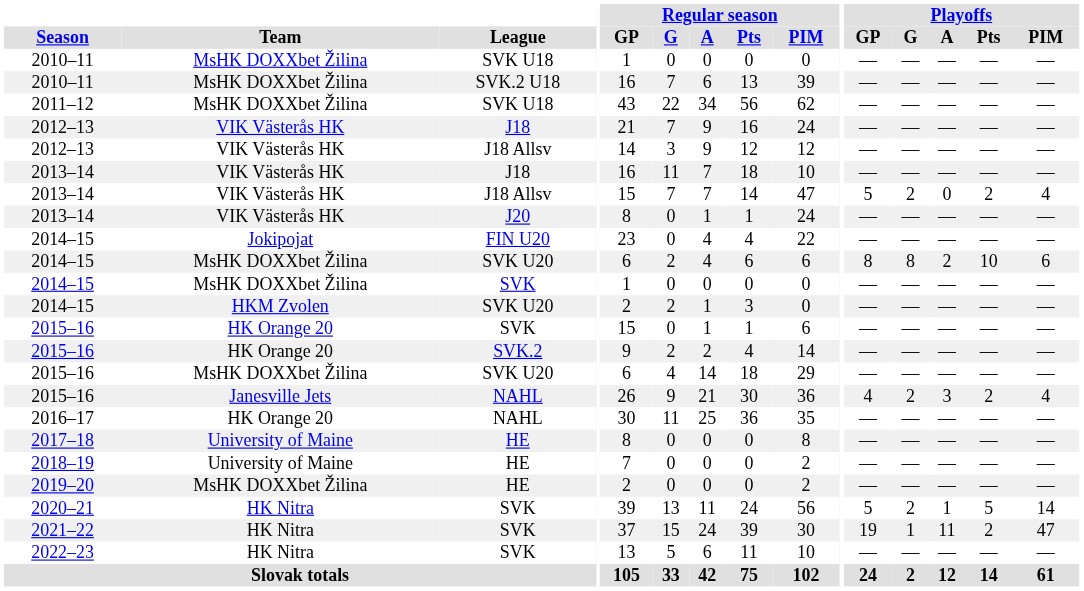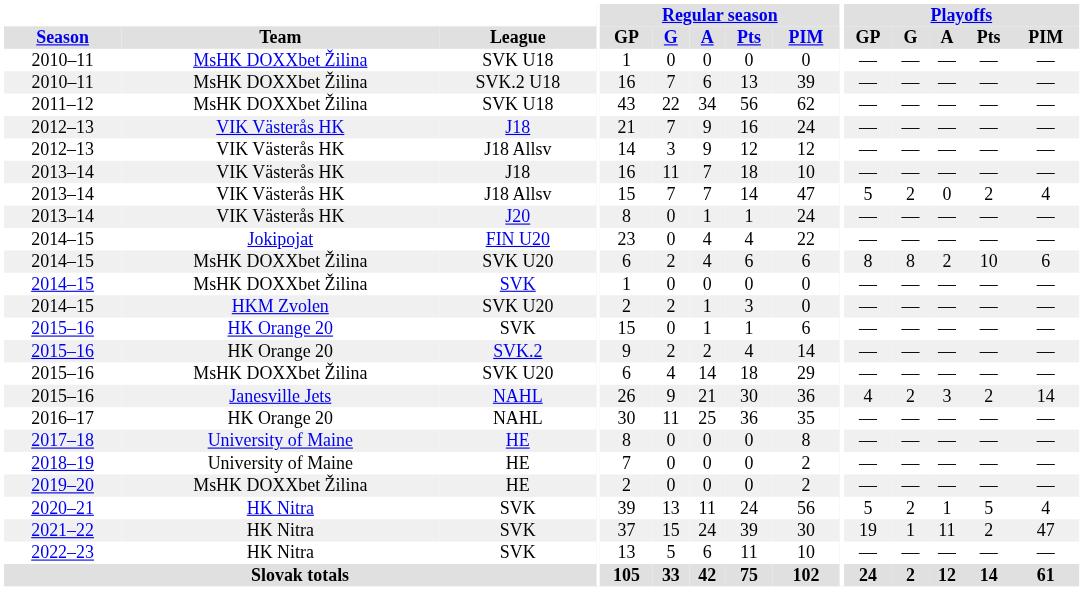(1046, 395) 4 -> (1046, 395) 14
(1046, 507) 14 -> (1046, 507) 4
